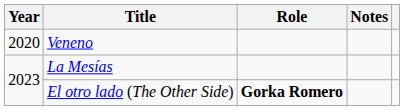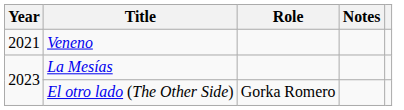(24, 42) 2020 -> (24, 42) 2021
(292, 92) bold -> (288, 92) normal
